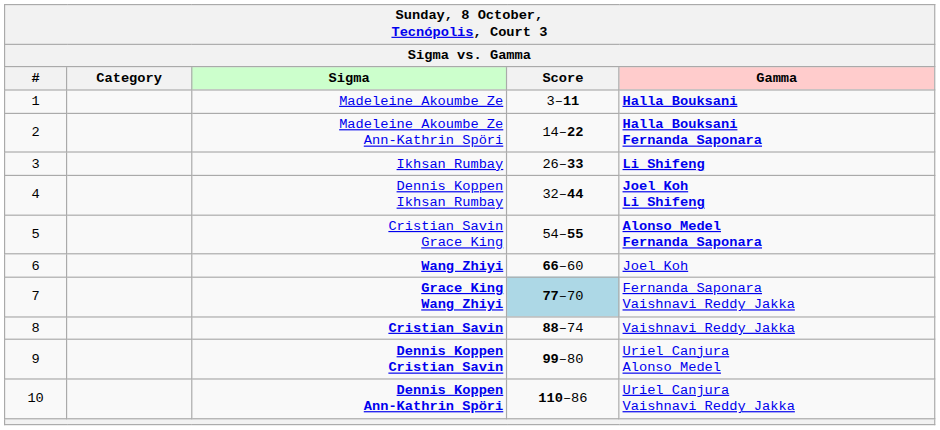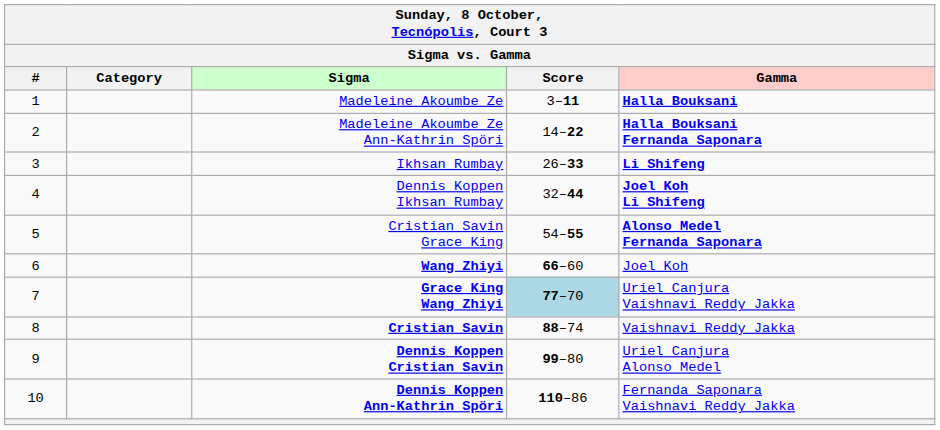(709, 296) Fernanda Saponara Vaishnavi Reddy Jakka -> (709, 296) Uriel Canjura Vaishnavi Reddy Jakka
(709, 398) Uriel Canjura Vaishnavi Reddy Jakka -> (709, 398) Fernanda Saponara Vaishnavi Reddy Jakka
